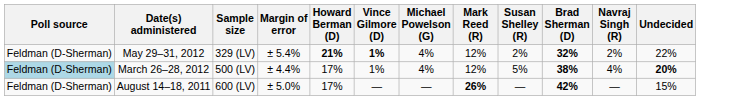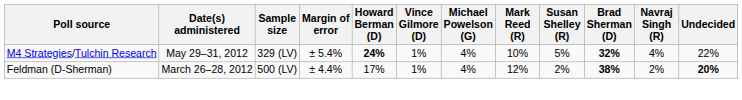(59, 53) Feldman (D-Sherman) -> (82, 53) M4 Strategies/Tulchin Research
(332, 53) 21% -> (374, 53) 24%
(377, 53) bold -> (419, 53) normal
(475, 53) 12% -> (518, 53) 10%
(520, 53) 2% -> (562, 53) 5%
(614, 53) 2% -> (657, 53) 4%
(59, 70) lightblue background -> (59, 70) no background
(520, 70) 5% -> (562, 70) 2%
(614, 70) 4% -> (657, 70) 2%
- row: (164, 86)
